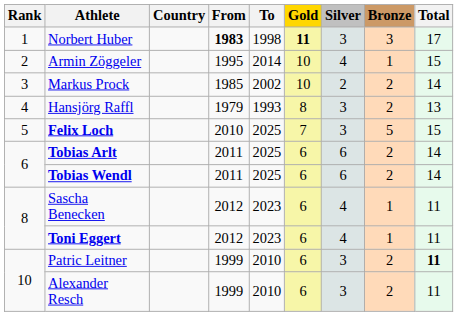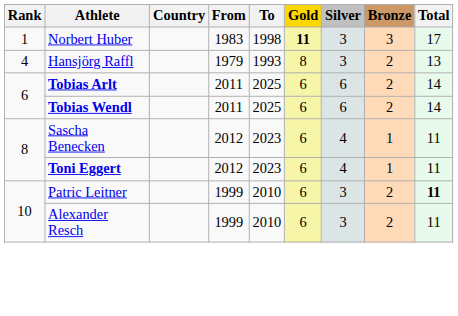(229, 38) bold -> (229, 38) normal
- row: (95, 61)
- row: (89, 84)
- row: (81, 130)
